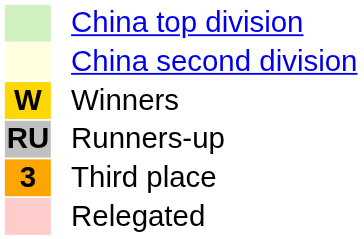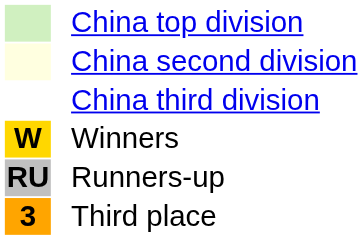+ row: (187, 100)
- row: (130, 216)
